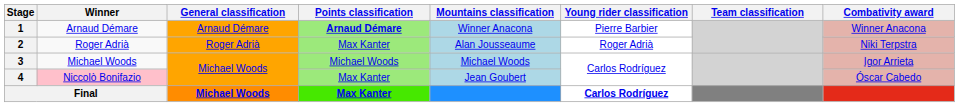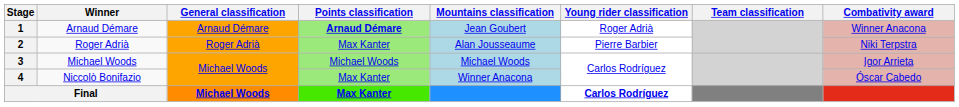(495, 29) Winner Anacona -> (495, 29) Jean Goubert
(626, 29) Pierre Barbier -> (626, 29) Roger Adrià
(626, 45) Roger Adrià -> (626, 45) Pierre Barbier
(102, 78) pink background -> (102, 78) no background
(495, 78) Jean Goubert -> (495, 78) Winner Anacona
